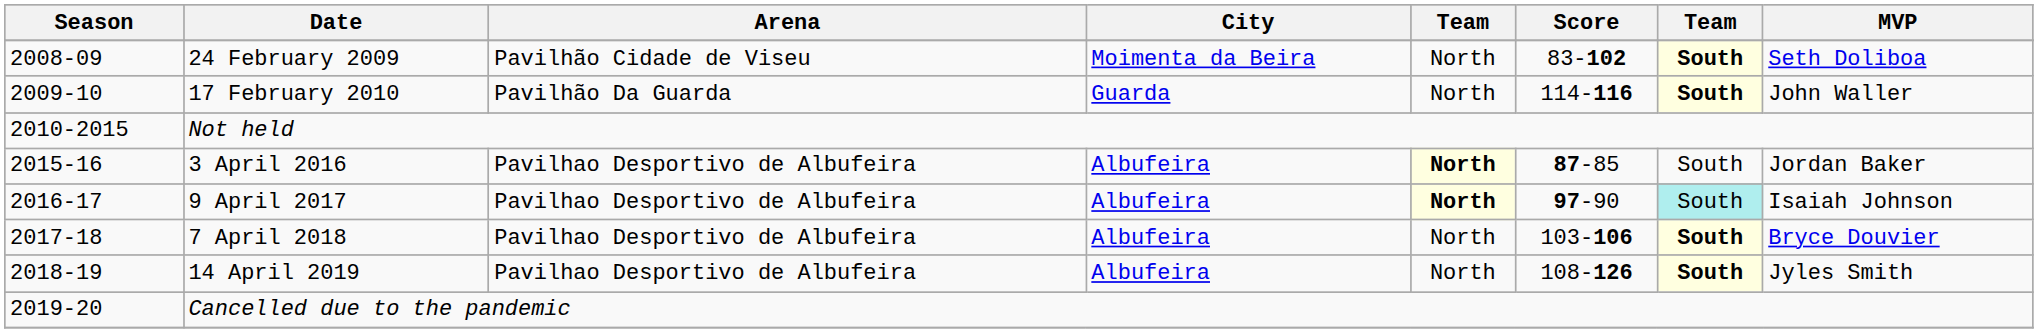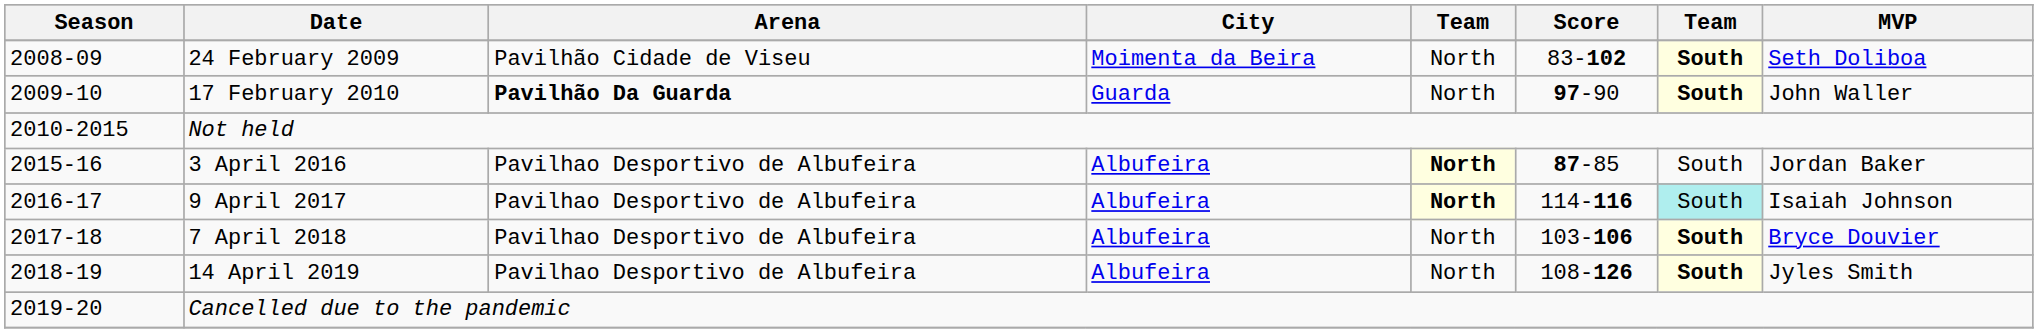(613, 94) normal -> (613, 94) bold
(1587, 94) 114-116 -> (1587, 94) 97-90
(1587, 202) 97-90 -> (1587, 202) 114-116
